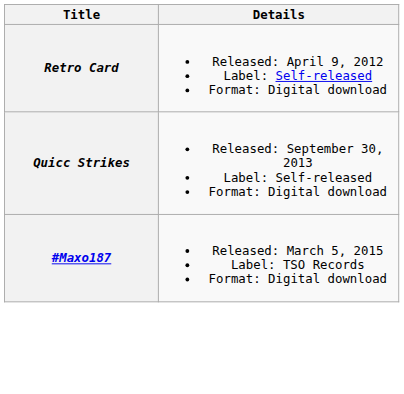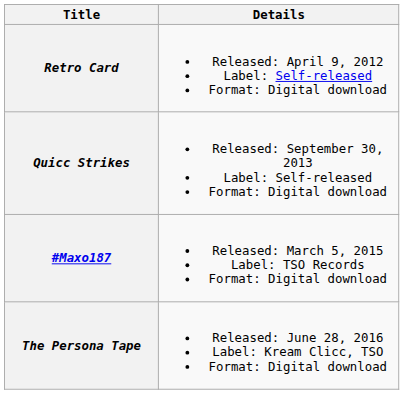+ row: (82, 345)
